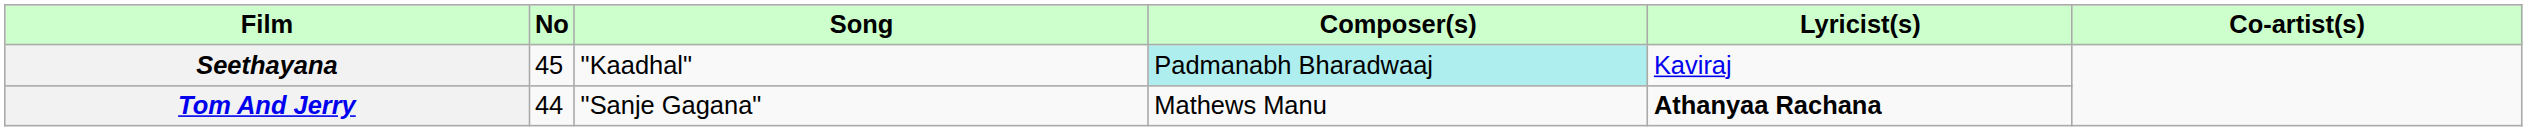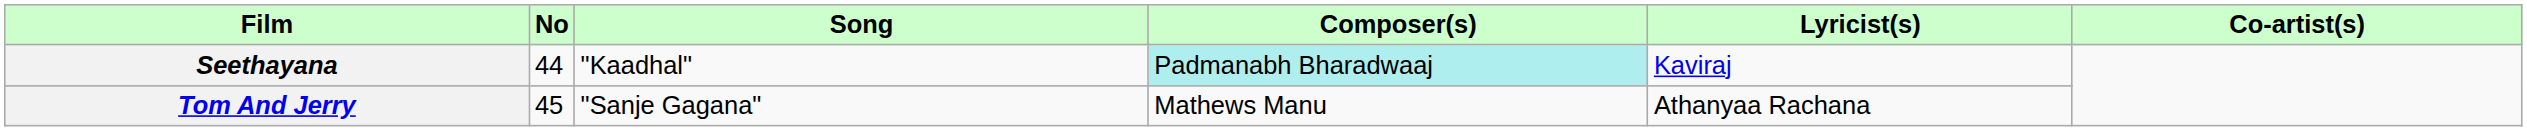(549, 65) 45 -> (549, 65) 44
(549, 105) 44 -> (549, 105) 45
(1768, 105) bold -> (1762, 105) normal
